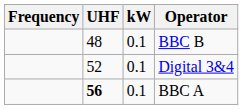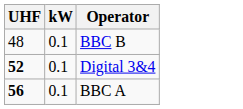- column: (44, 16)
(94, 66) normal -> (16, 66) bold
